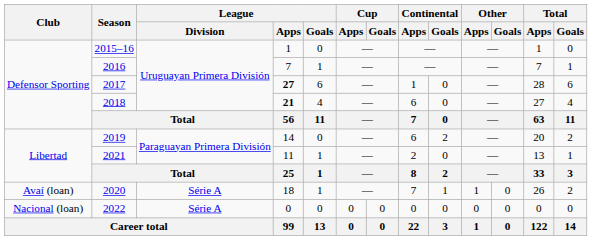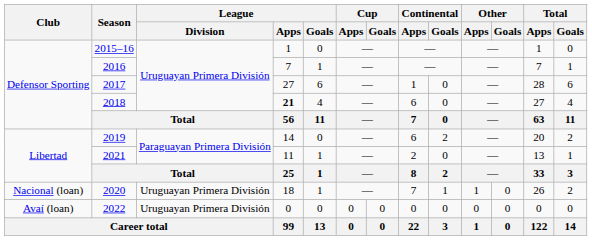(288, 84) bold -> (288, 84) normal
(48, 191) Avaí (loan) -> (48, 191) Nacional (loan)
(205, 191) Série A -> (205, 191) Uruguayan Primera División
(48, 208) Nacional (loan) -> (48, 208) Avaí (loan)
(205, 208) Série A -> (205, 208) Uruguayan Primera División
